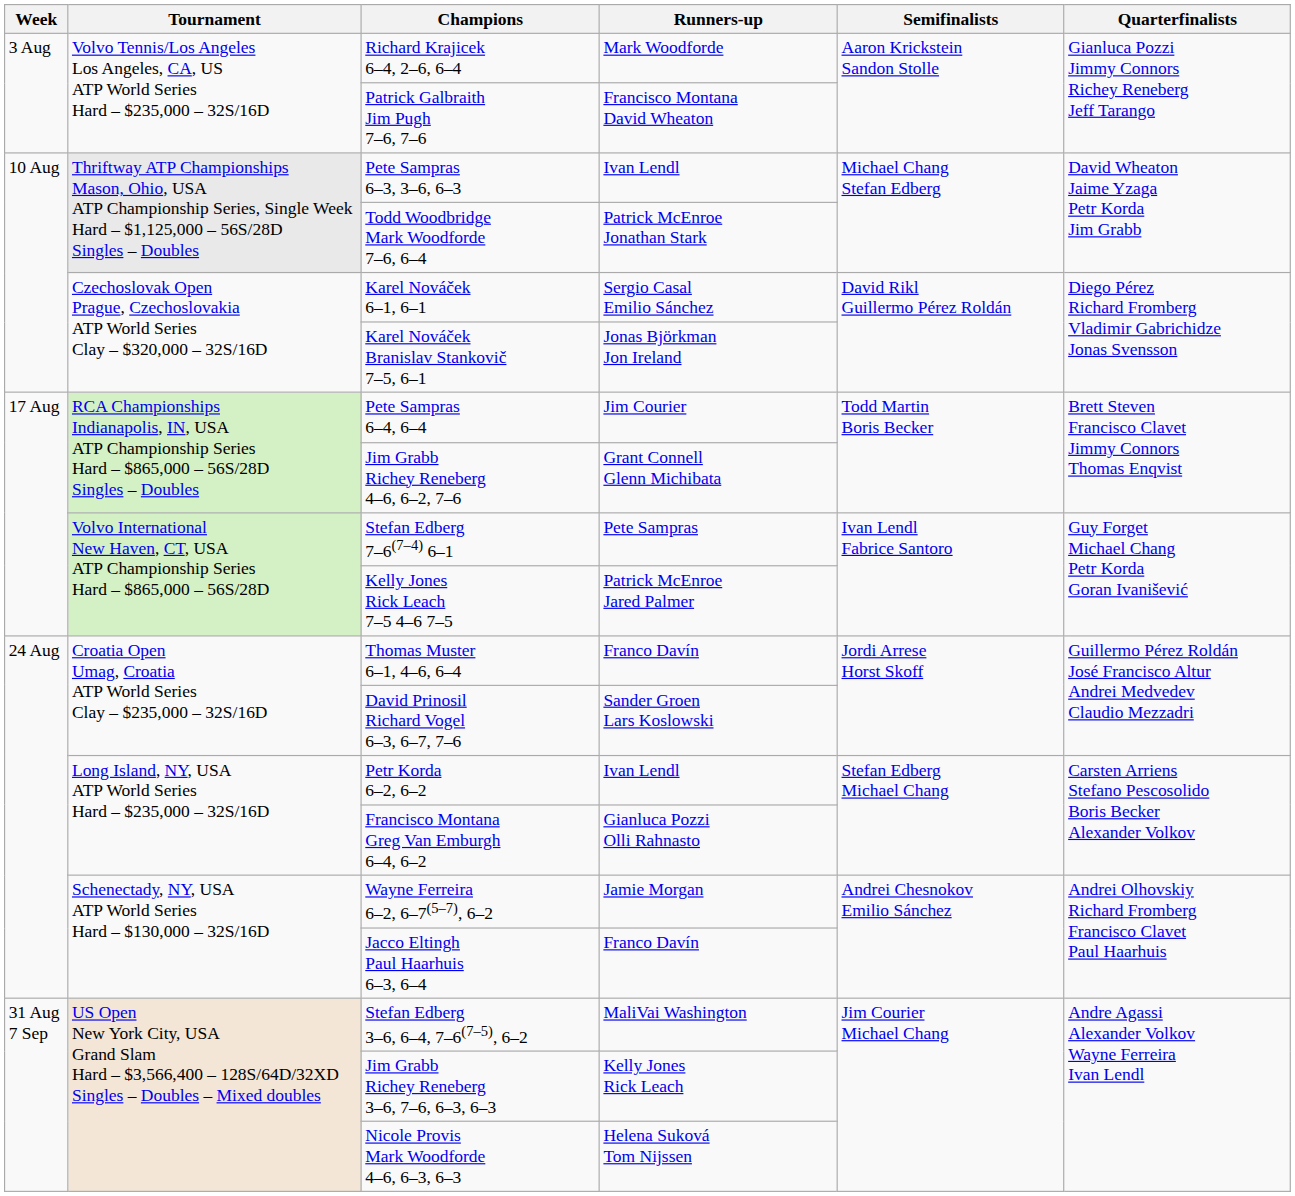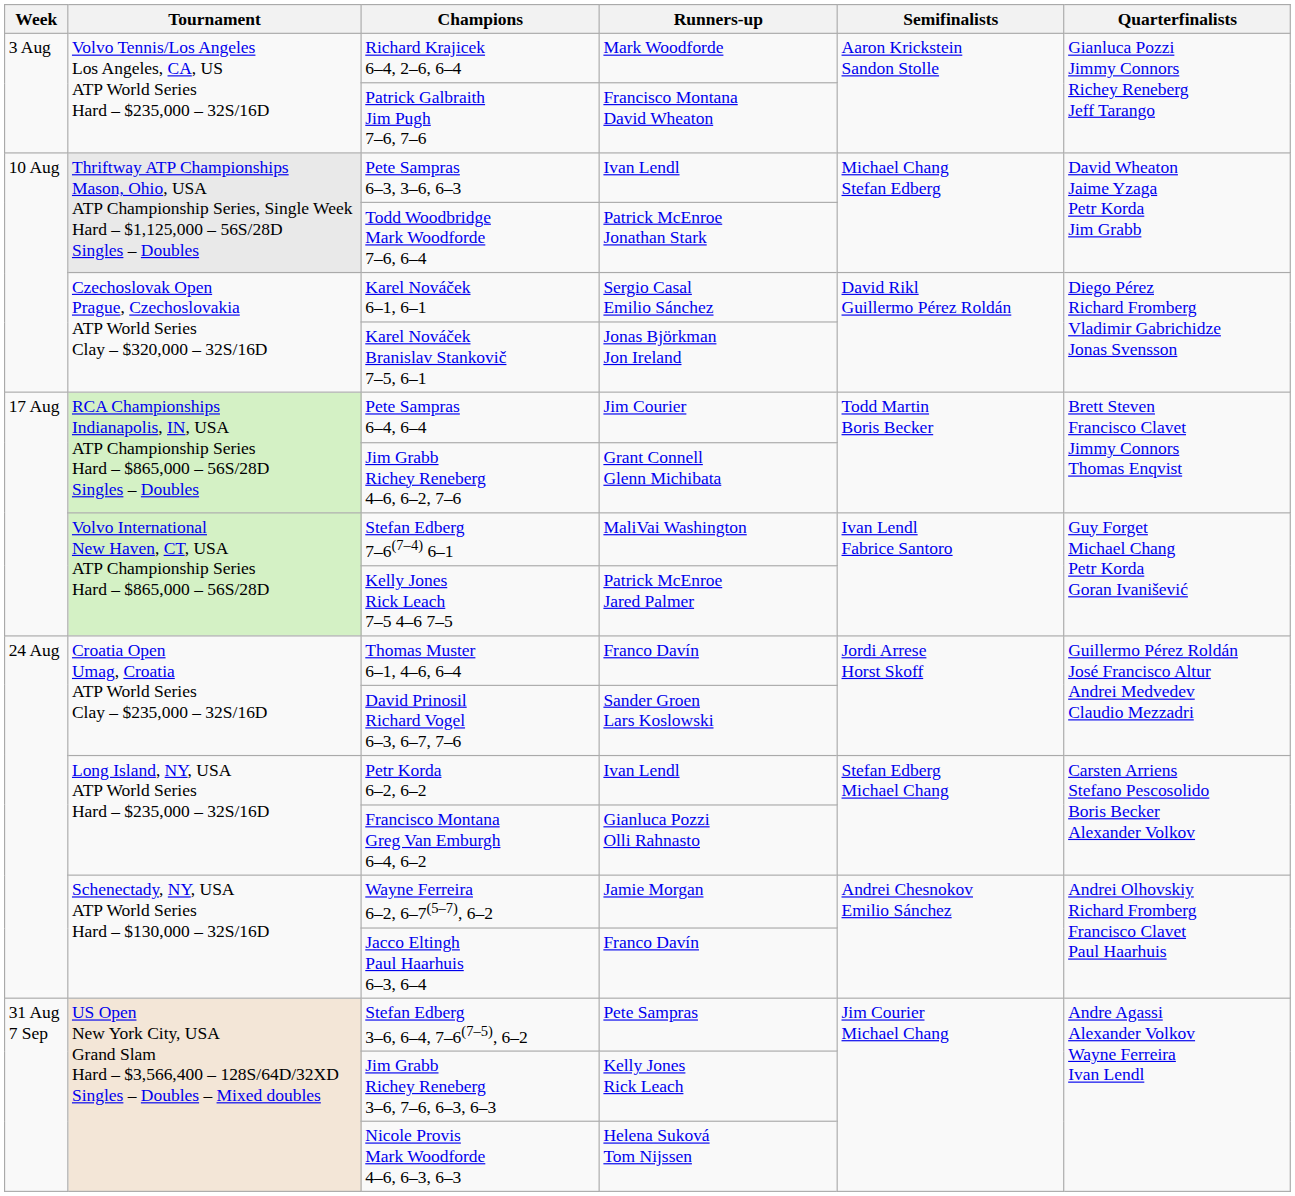(651, 526) Pete Sampras -> (675, 526) MaliVai Washington
(675, 1012) MaliVai Washington -> (651, 1012) Pete Sampras
